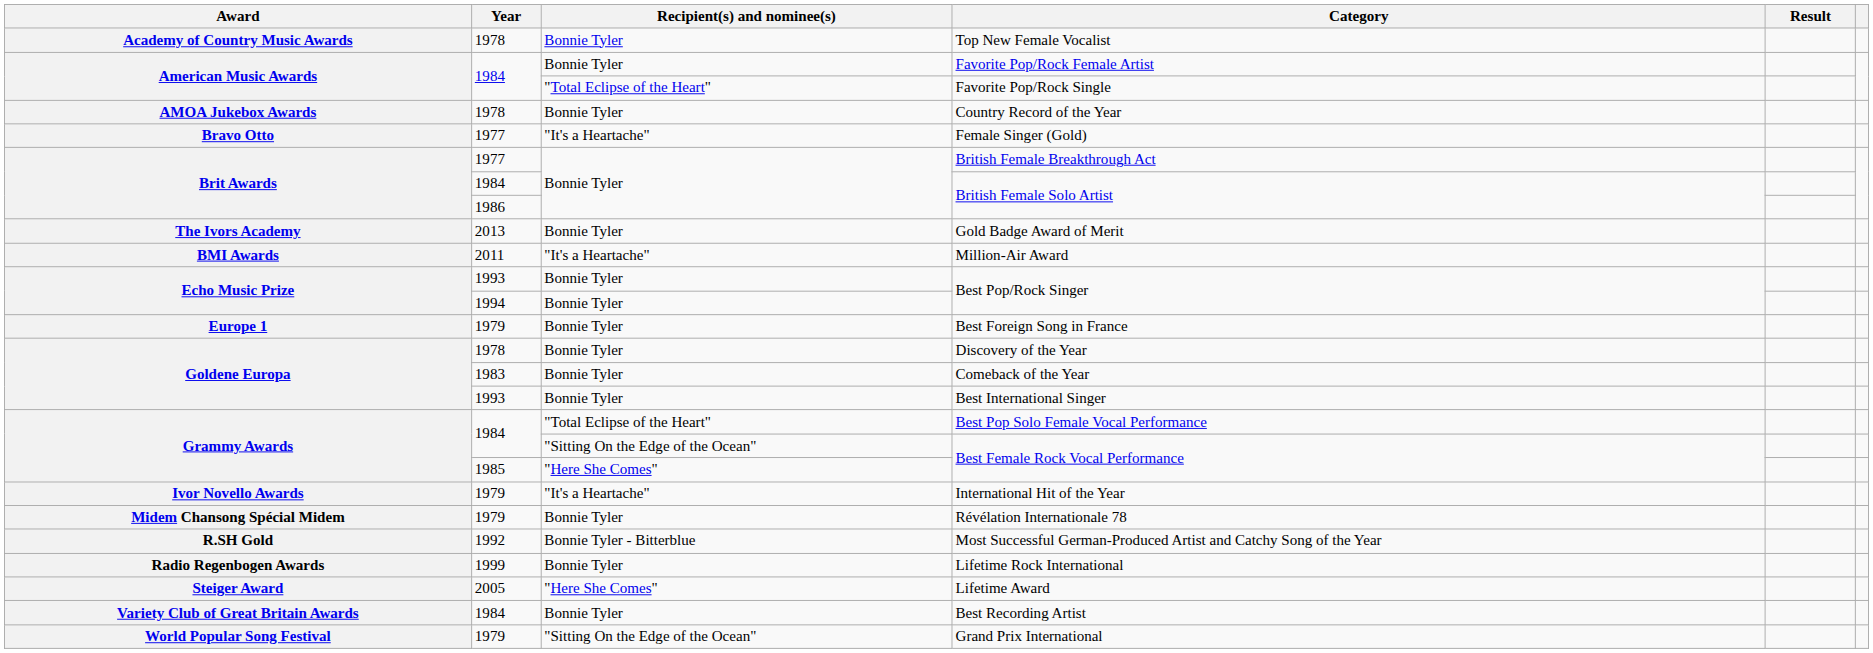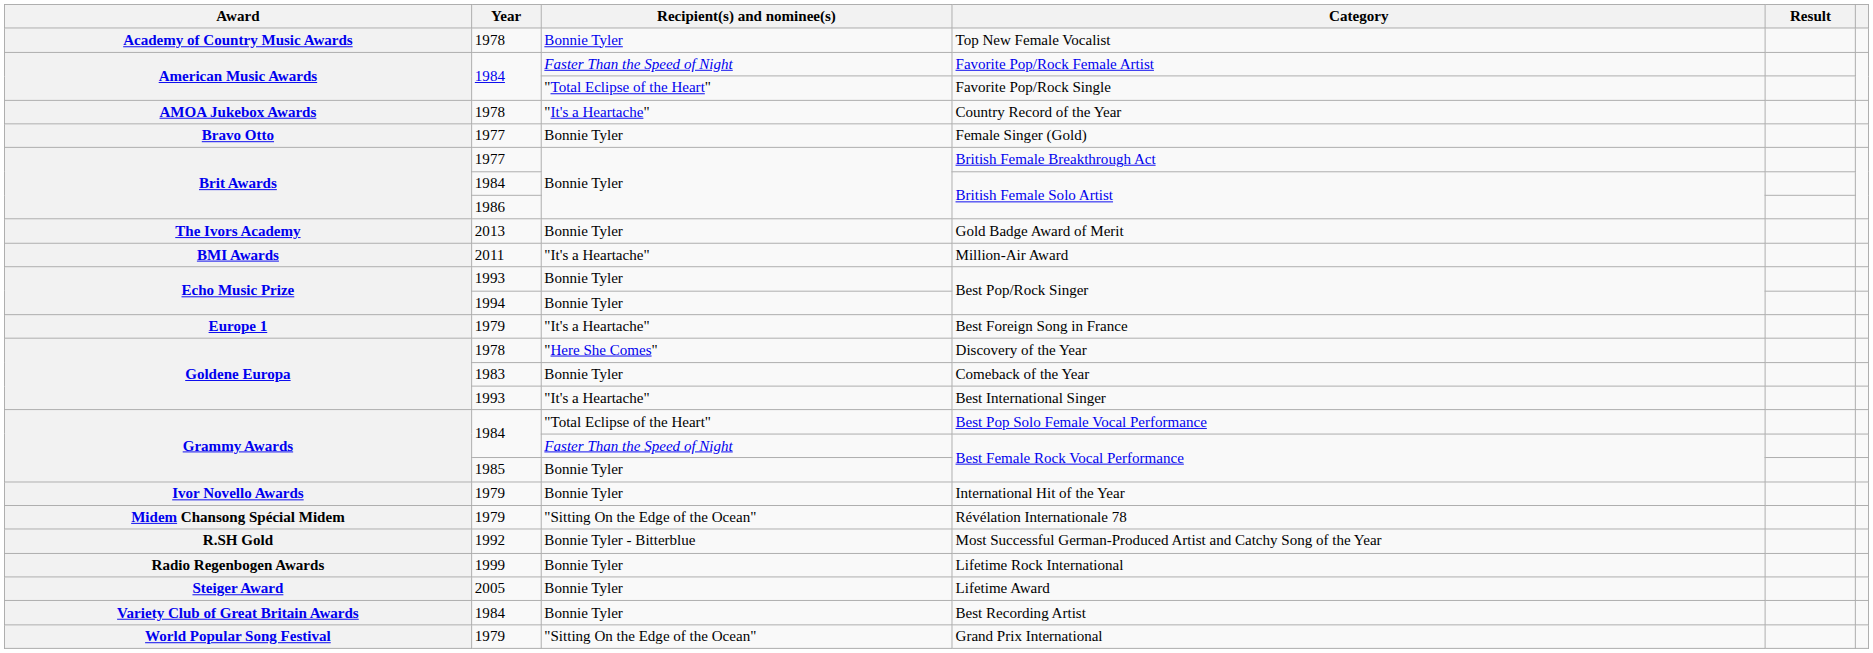(584, 64) Bonnie Tyler -> (639, 64) Faster Than the Speed of Night
(584, 111) Bonnie Tyler -> (597, 111) "It's a Heartache"
(597, 135) "It's a Heartache" -> (584, 135) Bonnie Tyler
(584, 326) Bonnie Tyler -> (597, 326) "It's a Heartache"
(584, 350) Bonnie Tyler -> (601, 350) "Here She Comes"
(584, 398) Bonnie Tyler -> (597, 398) "It's a Heartache"
(650, 445) "Sitting On the Edge of the Ocean" -> (639, 445) Faster Than the Speed of Night
(601, 469) "Here She Comes" -> (584, 469) Bonnie Tyler
(597, 493) "It's a Heartache" -> (584, 493) Bonnie Tyler
(584, 517) Bonnie Tyler -> (650, 517) "Sitting On the Edge of the Ocean"
(601, 588) "Here She Comes" -> (584, 588) Bonnie Tyler
